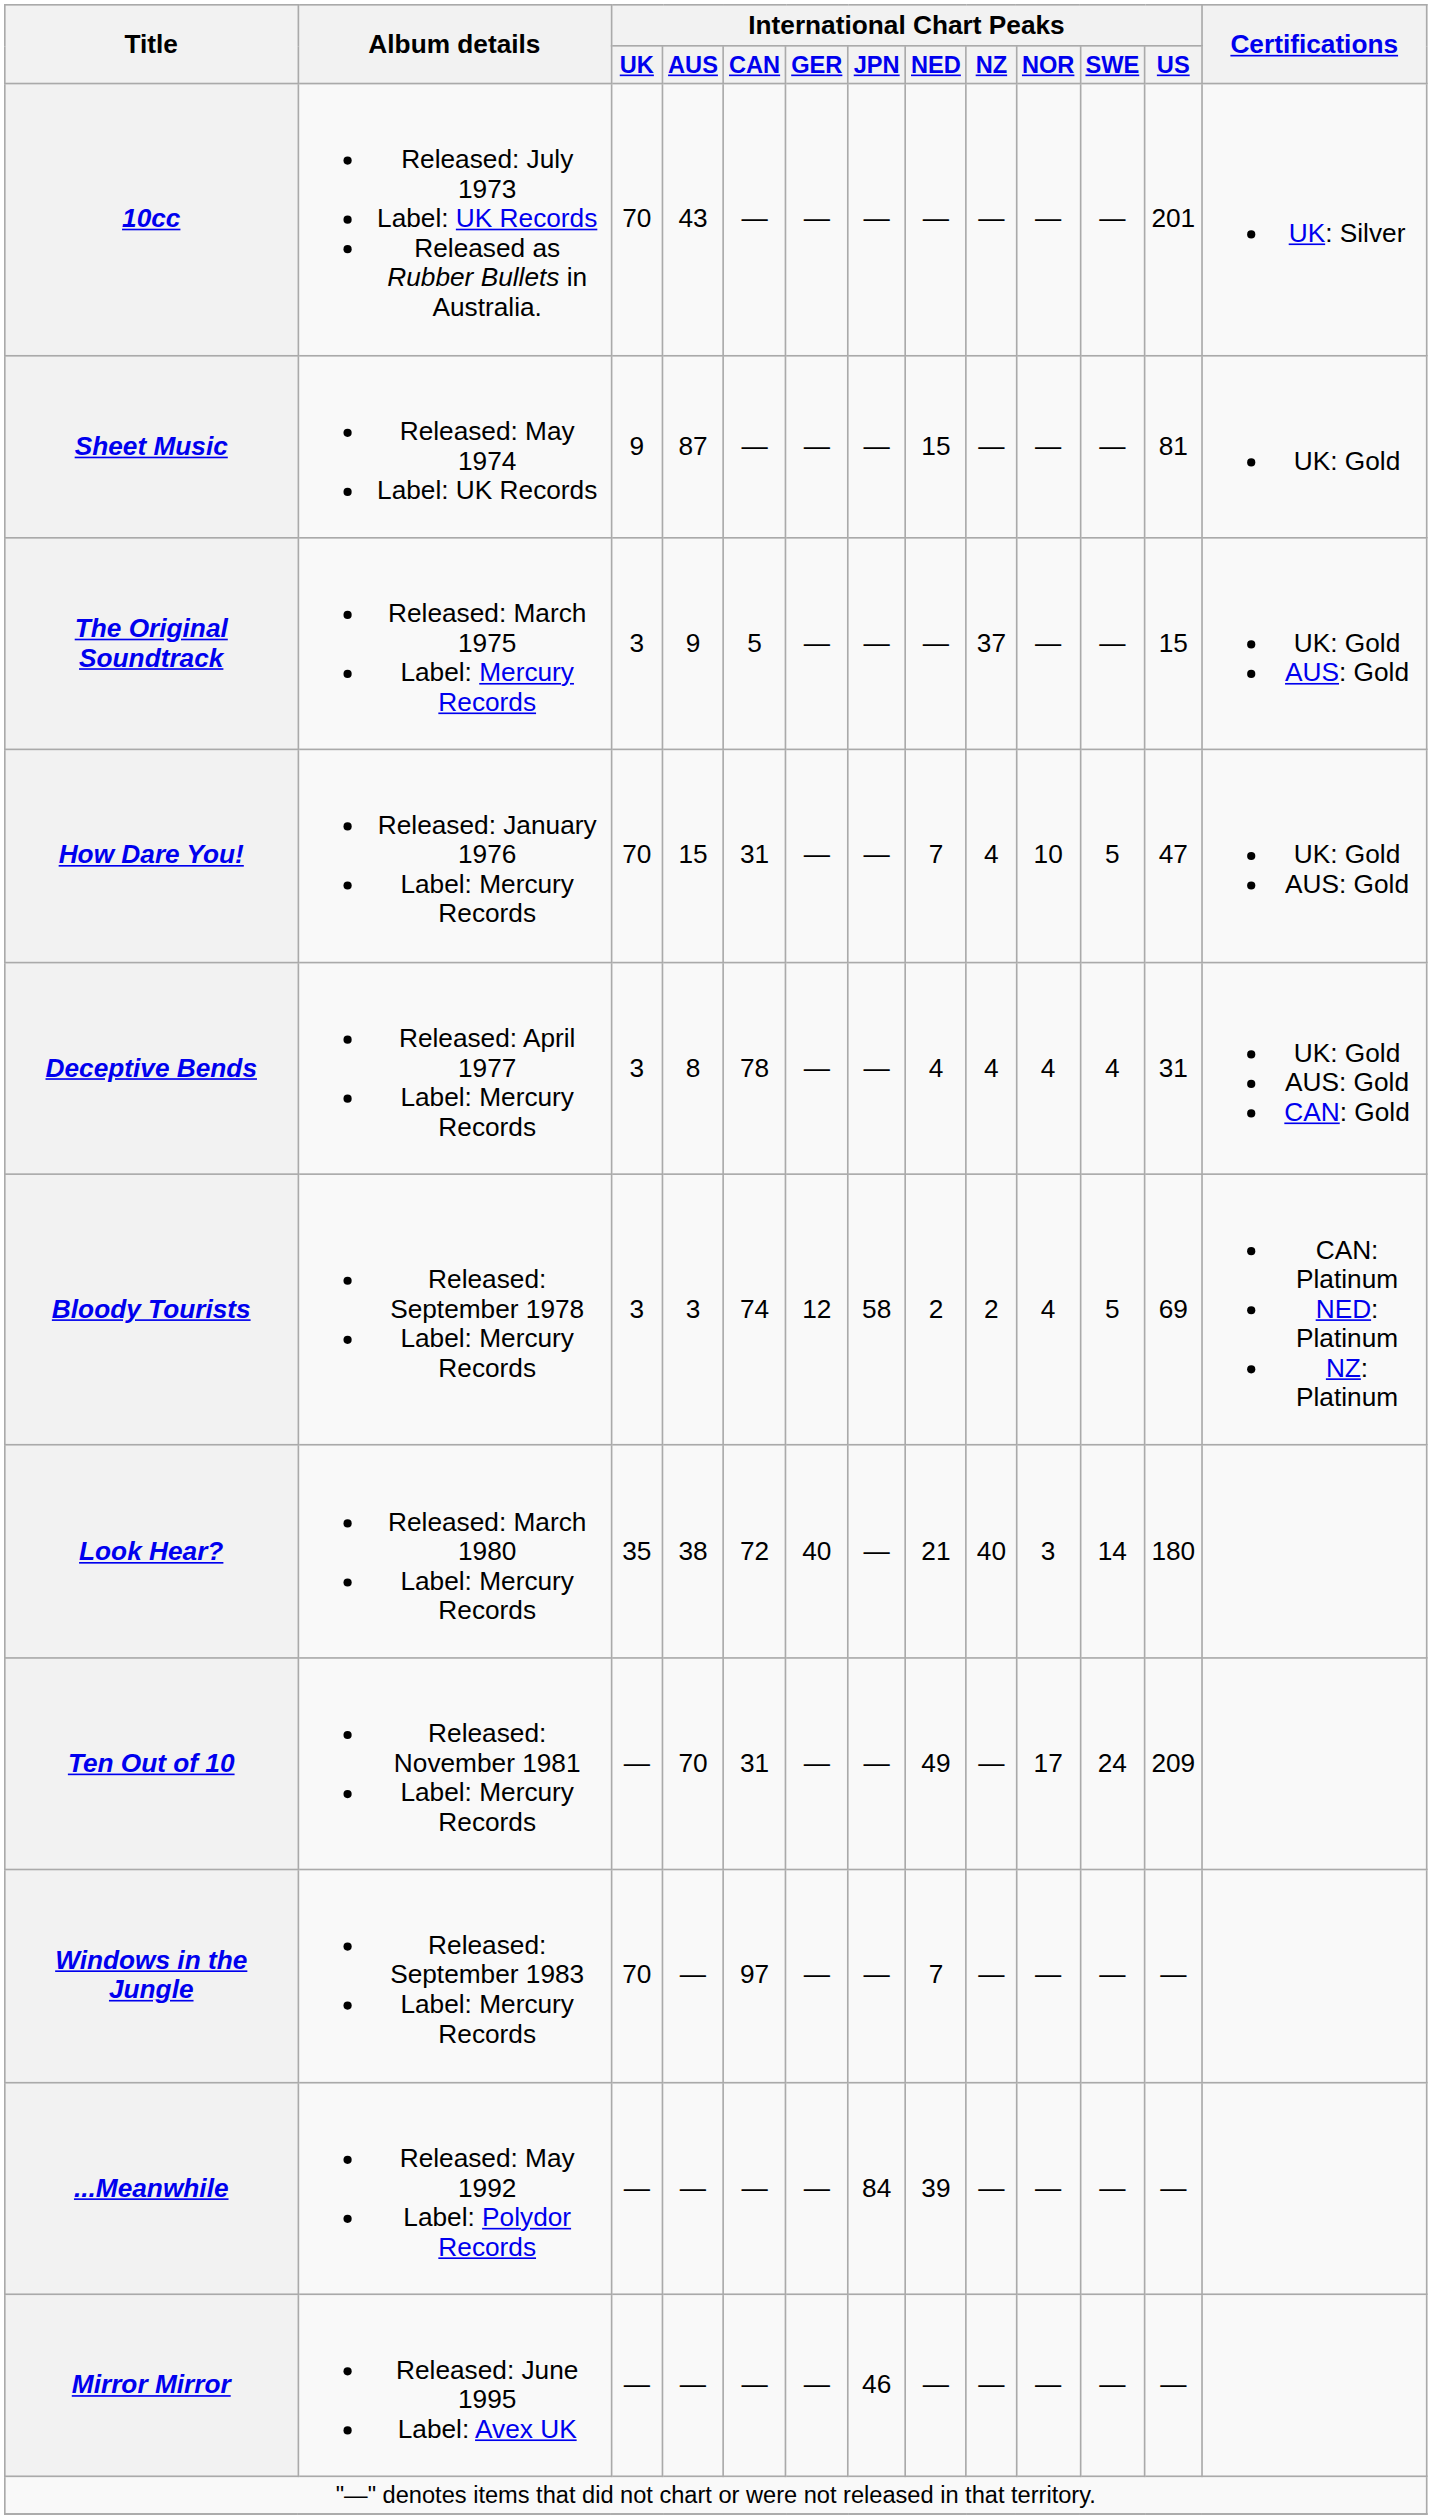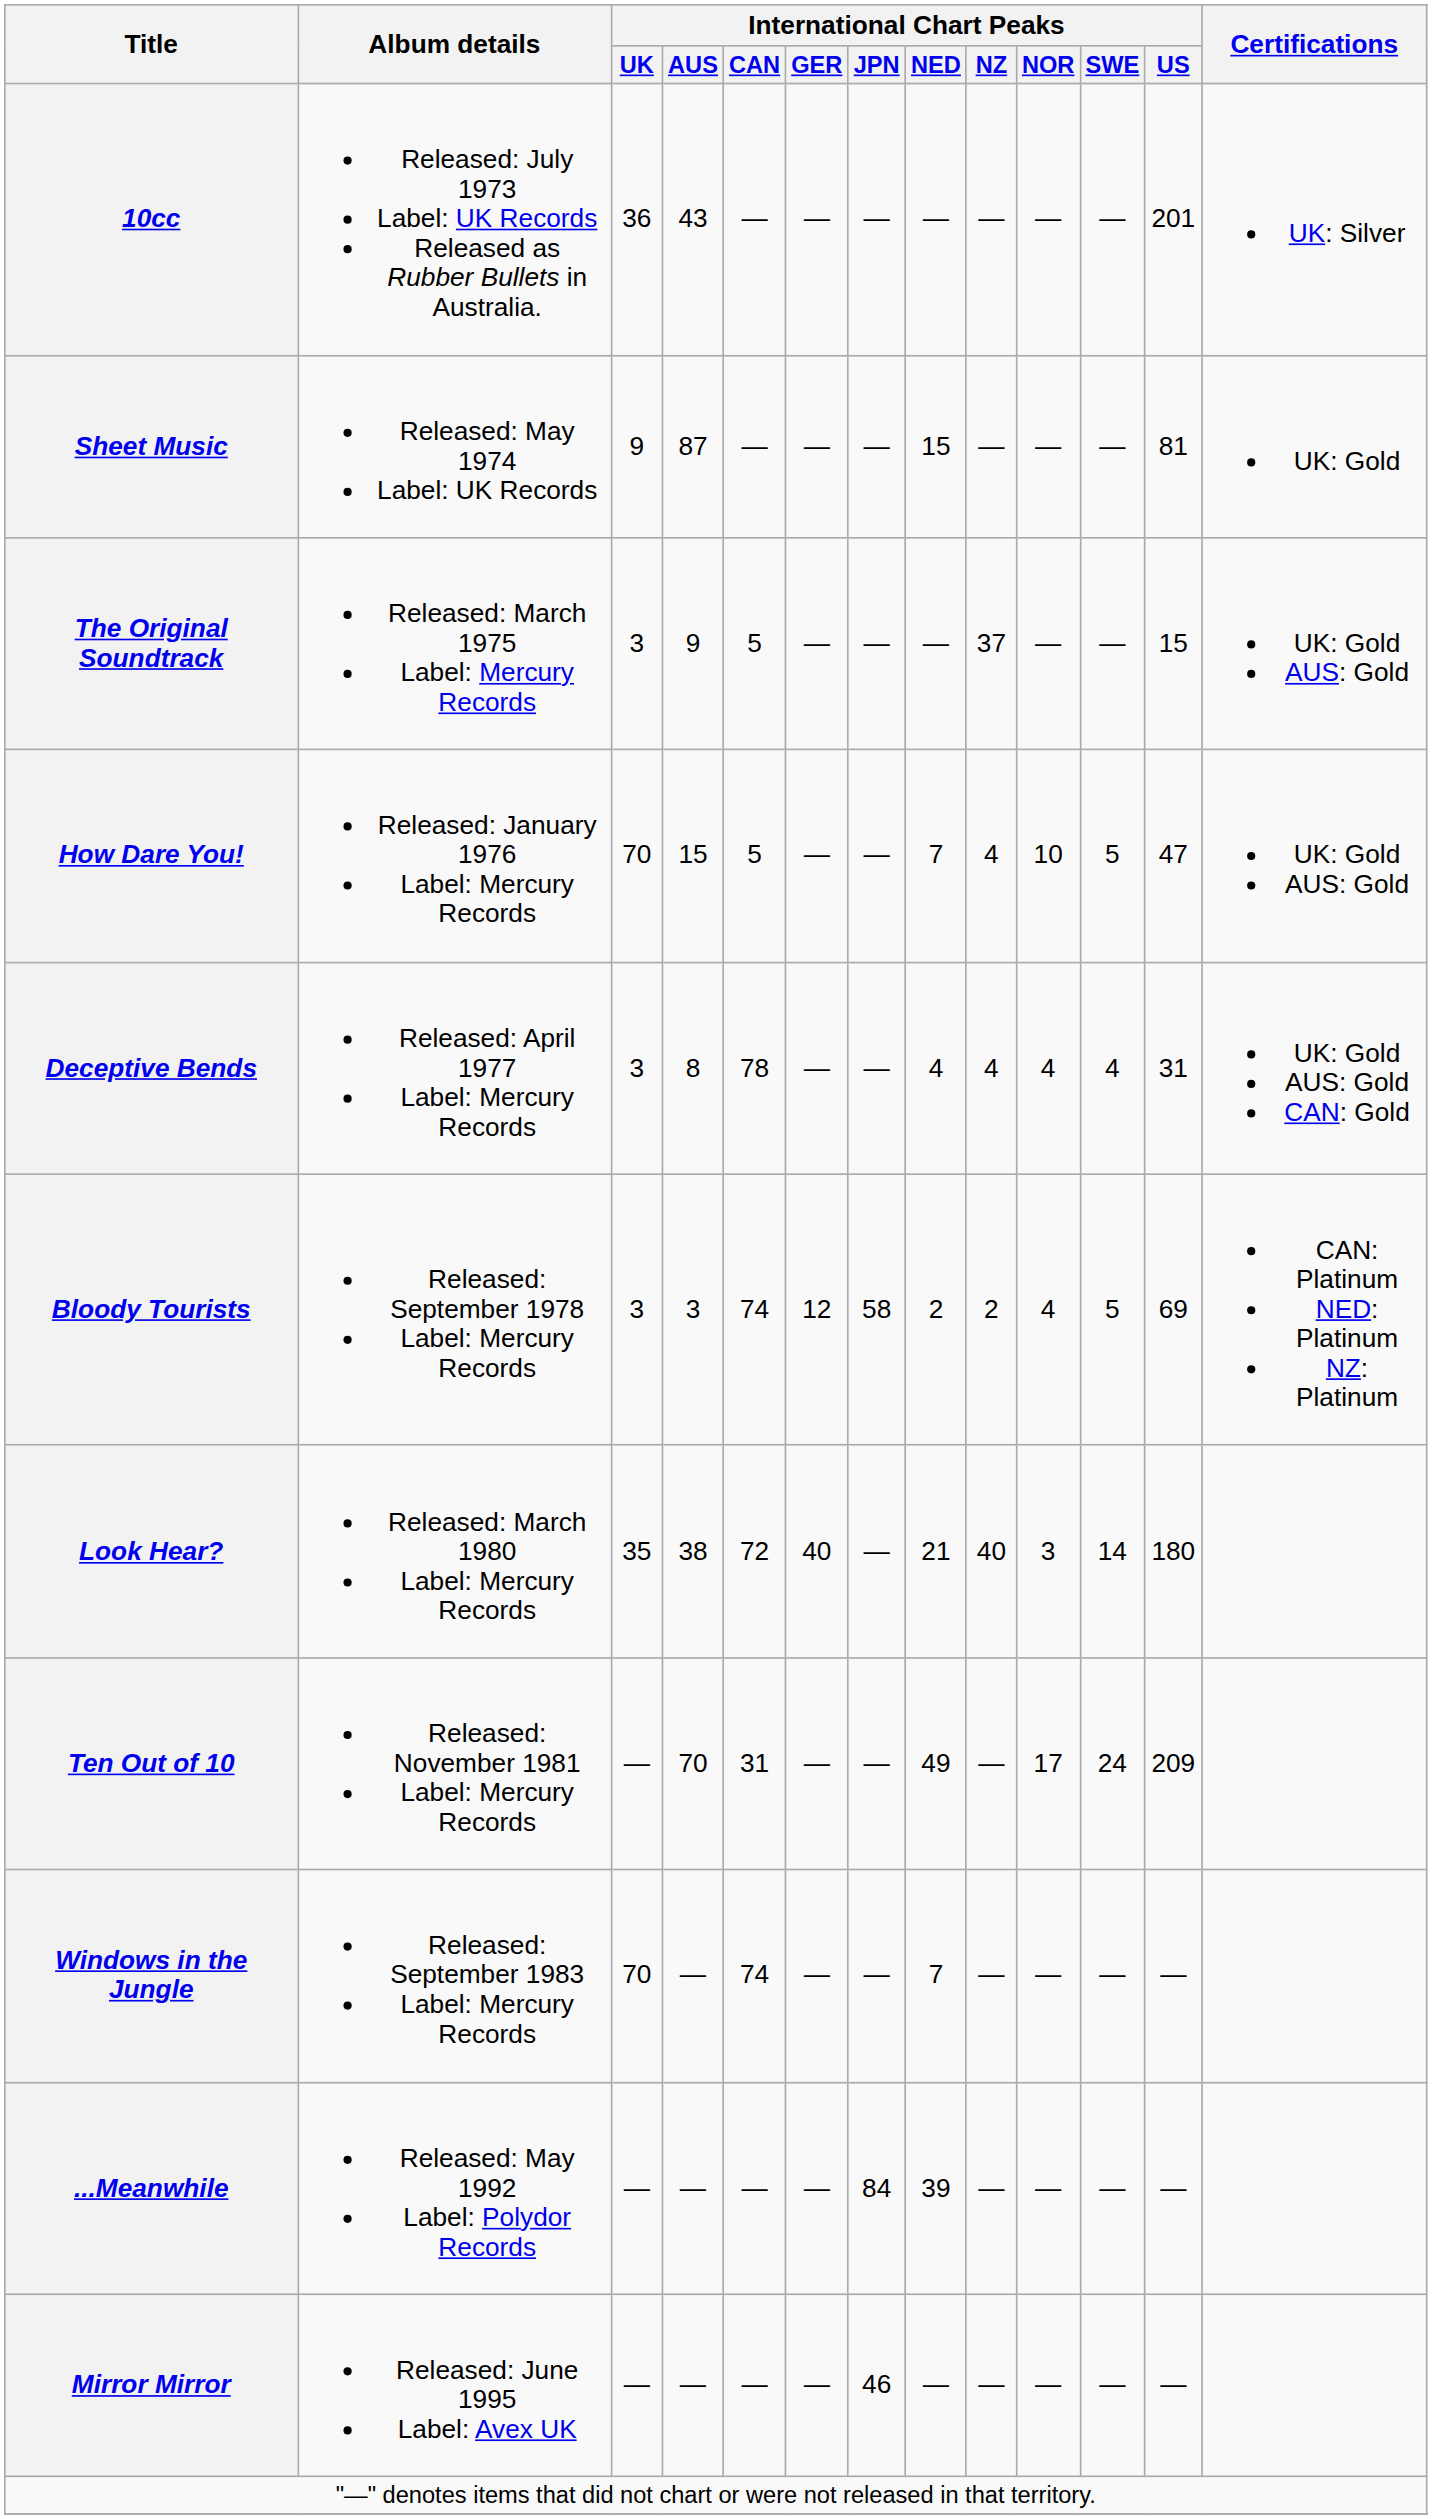(637, 219) 70 -> (637, 219) 36
(755, 855) 31 -> (755, 855) 5
(755, 1975) 97 -> (755, 1975) 74
